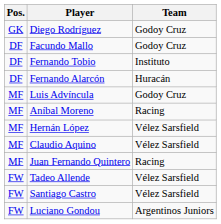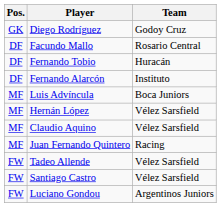(161, 45) Godoy Cruz -> (168, 45) Rosario Central
(152, 62) Instituto -> (153, 62) Huracán
(153, 78) Huracán -> (152, 78) Instituto
(161, 95) Godoy Cruz -> (162, 95) Boca Juniors
- row: (62, 111)
